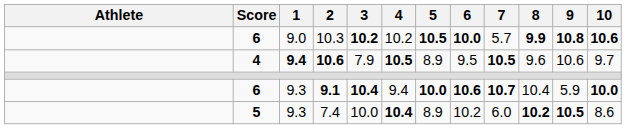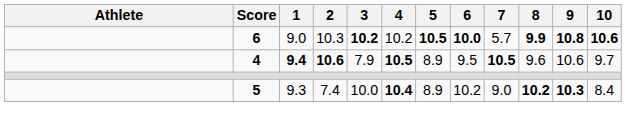- row: (330, 90)
(501, 112) 6.0 -> (501, 90) 9.0
(570, 112) 10.5 -> (570, 90) 10.3
(604, 112) 8.6 -> (604, 90) 8.4
